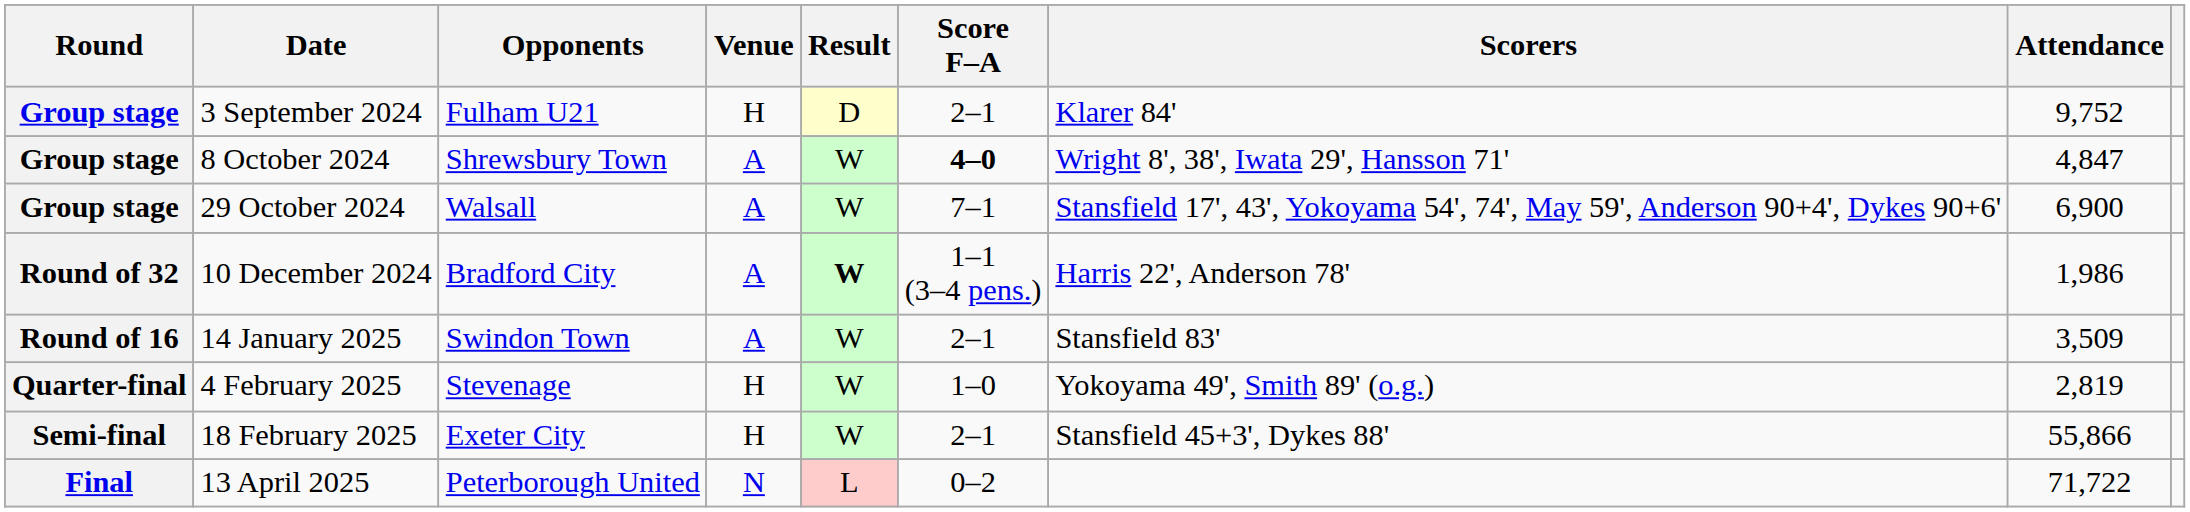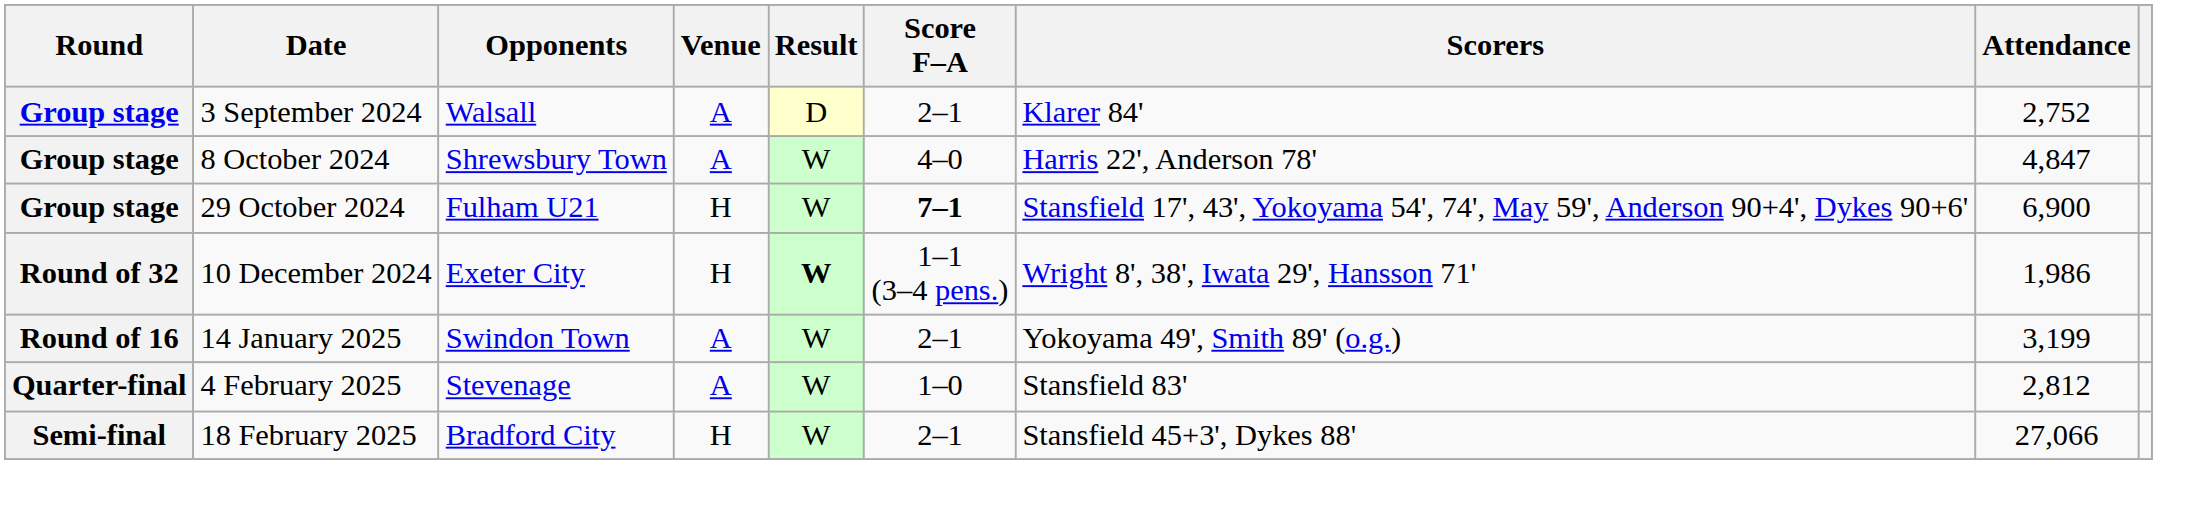(522, 111) Fulham U21 -> (491, 111) Walsall
(754, 111) H -> (721, 111) A
(2090, 111) 9,752 -> (2057, 111) 2,752
(973, 159) bold -> (940, 159) normal
(1282, 159) Wright 8', 38', Iwata 29', Hansson 71' -> (1170, 159) Harris 22', Anderson 78'
(491, 207) Walsall -> (522, 207) Fulham U21
(754, 207) A -> (721, 207) H
(973, 207) normal -> (940, 207) bold
(531, 272) Bradford City -> (515, 272) Exeter City
(754, 272) A -> (721, 272) H
(1203, 272) Harris 22', Anderson 78' -> (1249, 272) Wright 8', 38', Iwata 29', Hansson 71'
(1138, 338) Stansfield 83' -> (1212, 338) Yokoyama 49', Smith 89' (o.g.)
(2090, 338) 3,509 -> (2057, 338) 3,199
(754, 386) H -> (721, 386) A
(1245, 386) Yokoyama 49', Smith 89' (o.g.) -> (1105, 386) Stansfield 83'
(2090, 386) 2,819 -> (2057, 386) 2,812
(515, 434) Exeter City -> (531, 434) Bradford City
(2090, 434) 55,866 -> (2057, 434) 27,066
- row: (285, 482)
